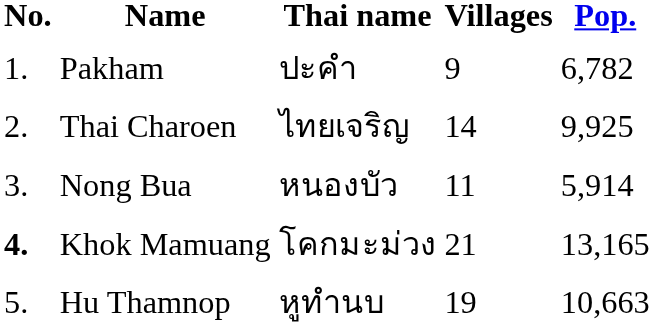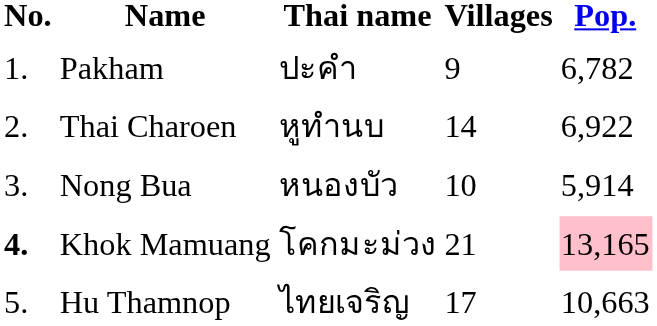(344, 126) ไทยเจริญ -> (331, 126) หูทำนบ
(597, 125) 9,925 -> (597, 125) 6,922
(460, 184) 11 -> (461, 184) 10
(605, 242) no background -> (605, 242) pink background
(331, 302) หูทำนบ -> (344, 302) ไทยเจริญ
(461, 301) 19 -> (461, 301) 17
